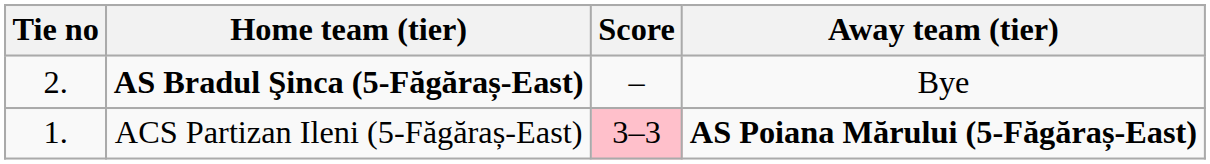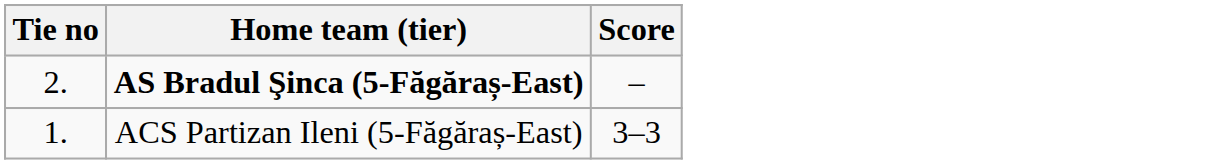- column: (943, 30)
(637, 132) pink background -> (637, 132) no background
